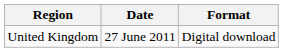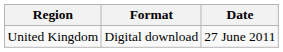columns swapped: (140, 15) <-> (229, 15)
